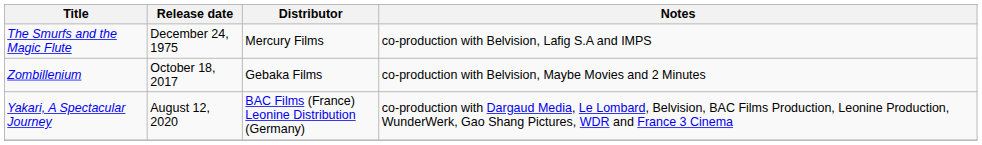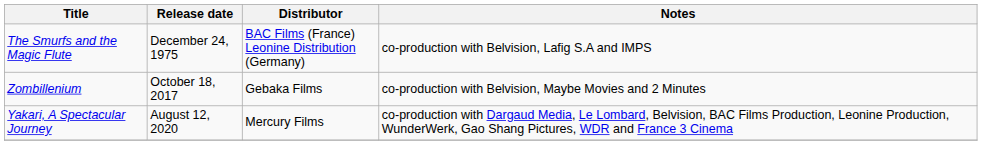(285, 41) Mercury Films -> (301, 48) BAC Films (France) Leonine Distribution (Germany)
(301, 115) BAC Films (France) Leonine Distribution (Germany) -> (285, 122) Mercury Films
